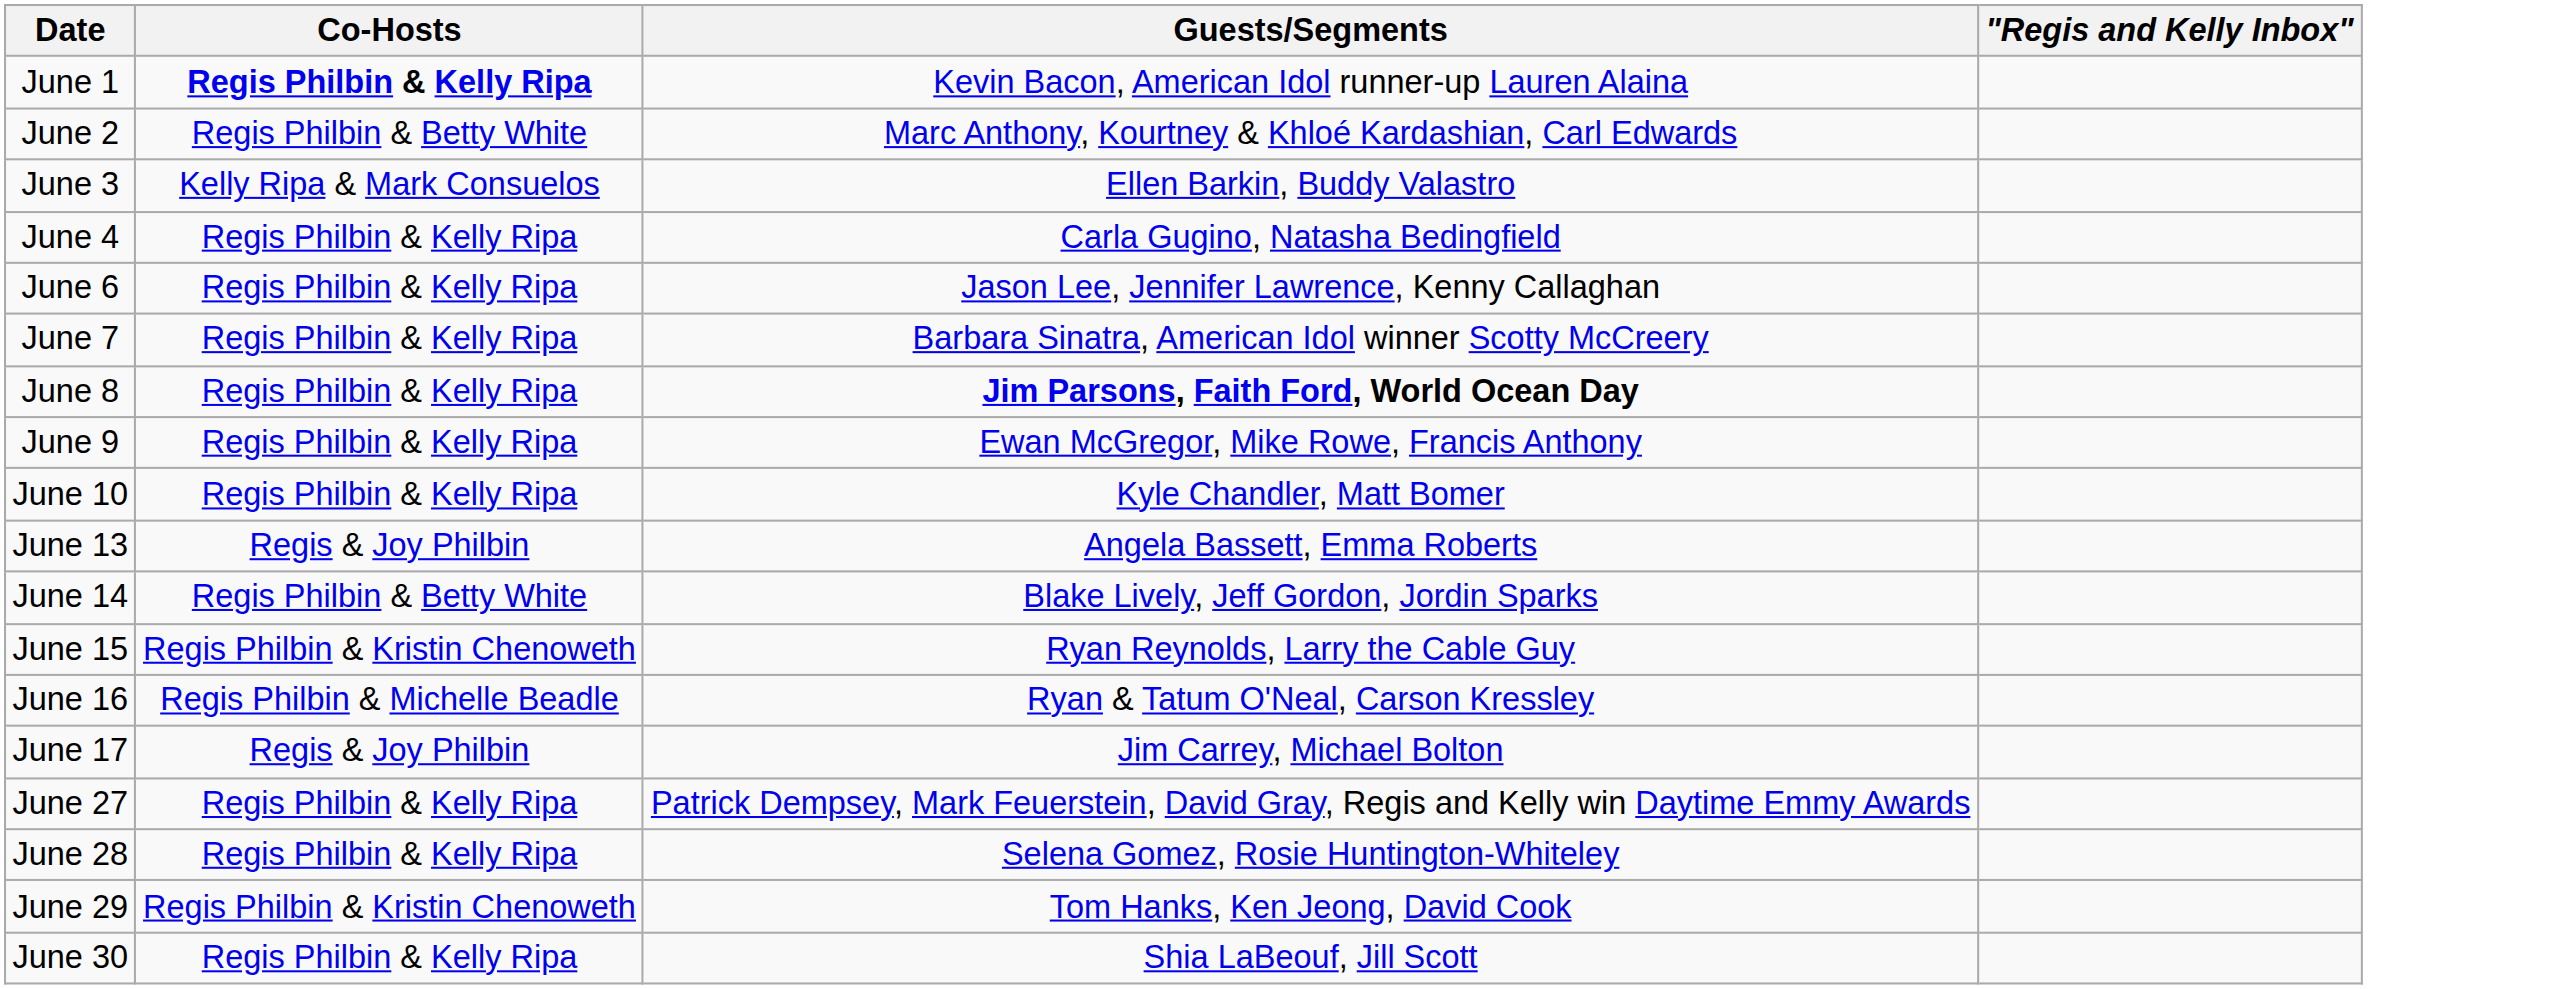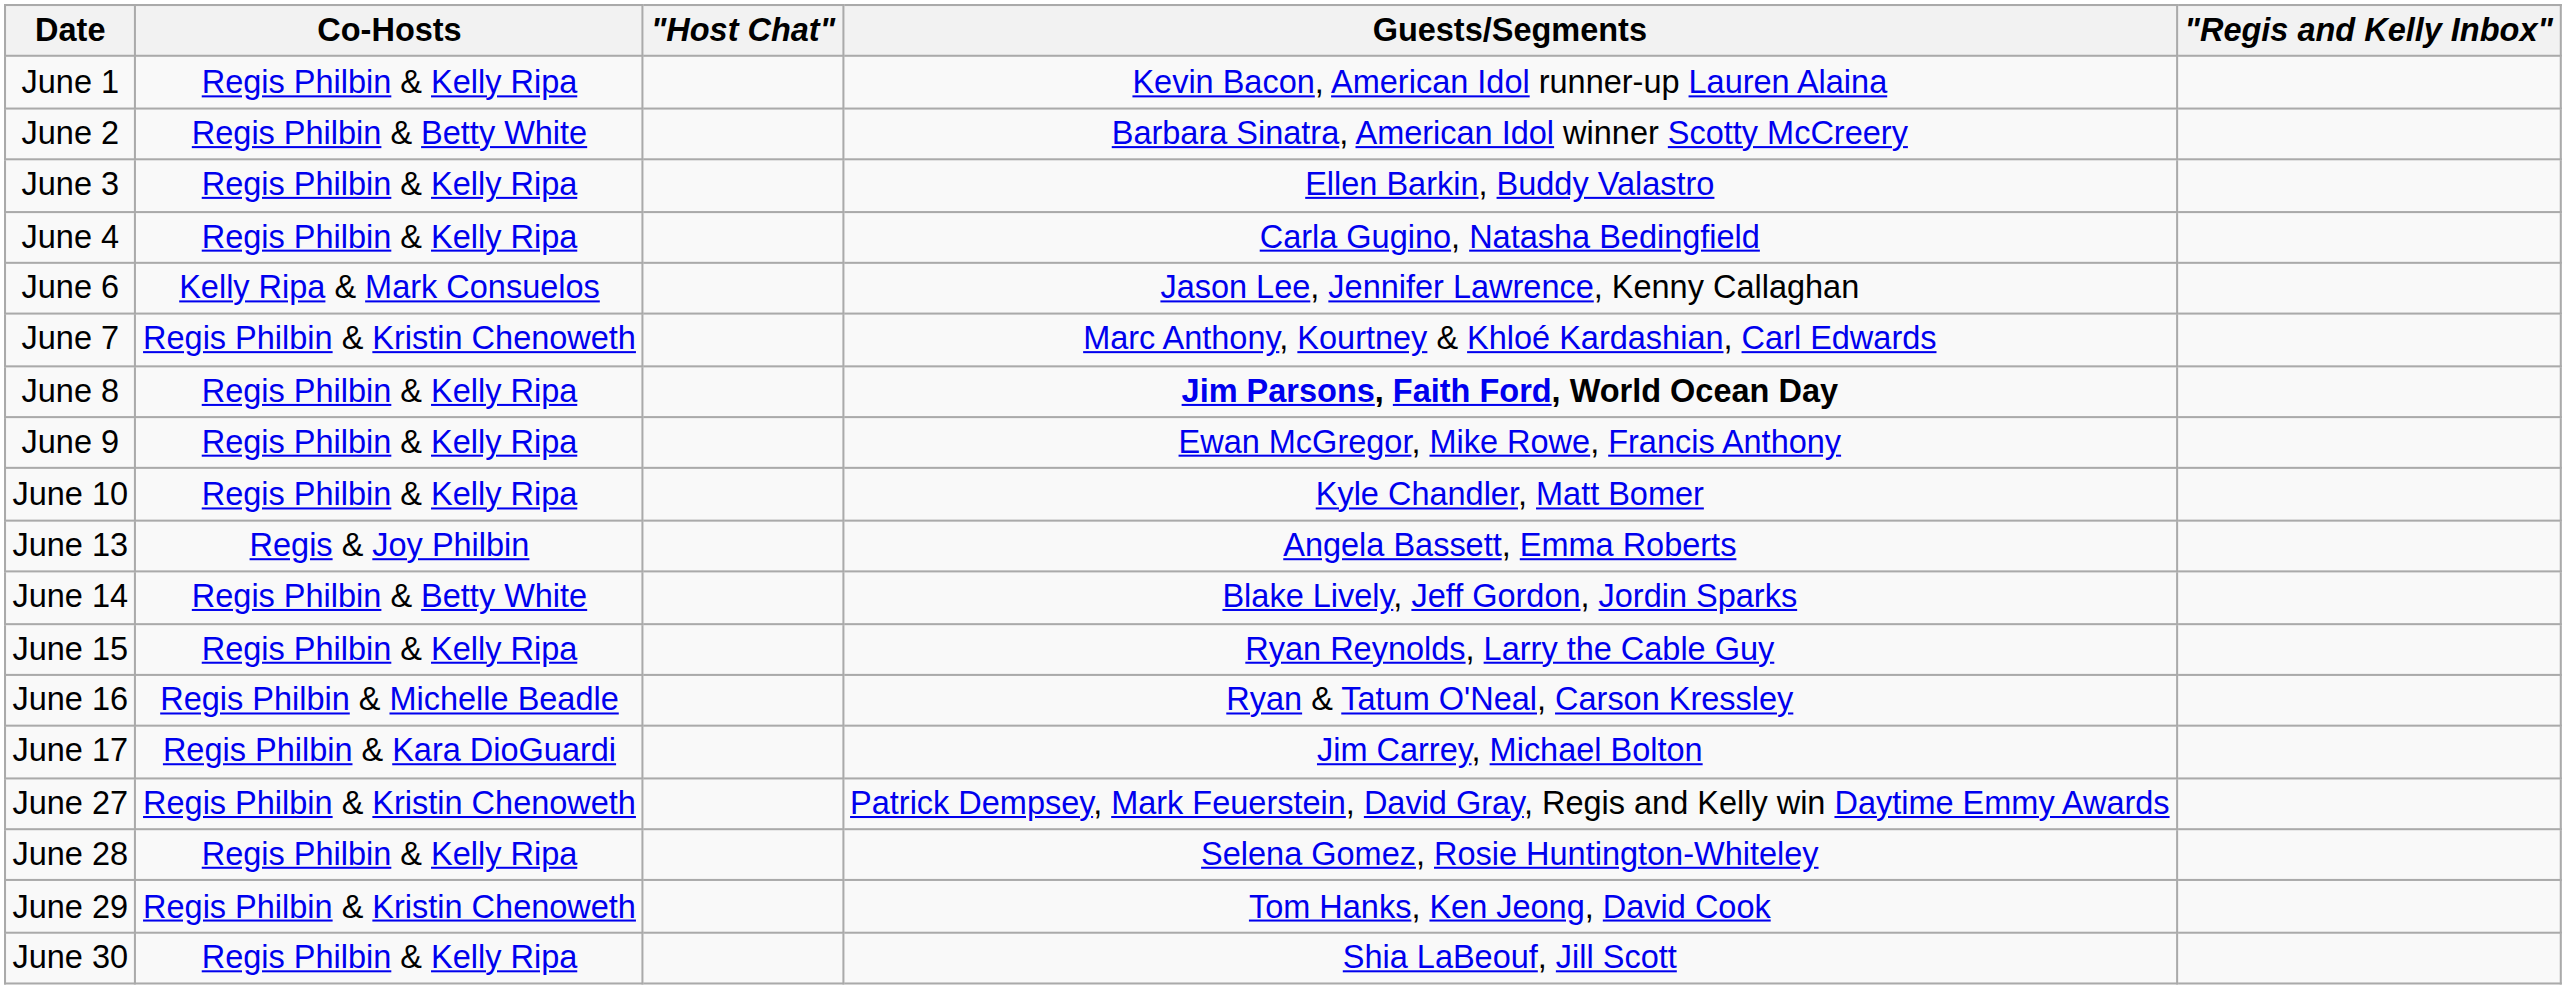+ column: (743, 30)
(389, 81) bold -> (389, 81) normal
(1311, 133) Marc Anthony, Kourtney & Khloé Kardashian, Carl Edwards -> (1510, 133) Barbara Sinatra, American Idol winner Scotty McCreery
(389, 184) Kelly Ripa & Mark Consuelos -> (389, 184) Regis Philbin & Kelly Ripa
(389, 287) Regis Philbin & Kelly Ripa -> (389, 287) Kelly Ripa & Mark Consuelos
(389, 339) Regis Philbin & Kelly Ripa -> (389, 339) Regis Philbin & Kristin Chenoweth
(1311, 339) Barbara Sinatra, American Idol winner Scotty McCreery -> (1510, 339) Marc Anthony, Kourtney & Khloé Kardashian, Carl Edwards
(389, 648) Regis Philbin & Kristin Chenoweth -> (389, 648) Regis Philbin & Kelly Ripa
(389, 751) Regis & Joy Philbin -> (389, 751) Regis Philbin & Kara DioGuardi
(389, 802) Regis Philbin & Kelly Ripa -> (389, 802) Regis Philbin & Kristin Chenoweth
